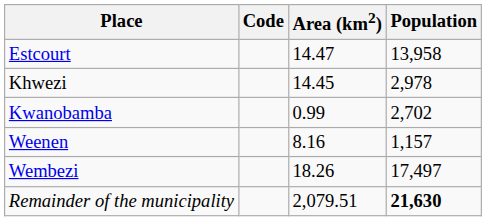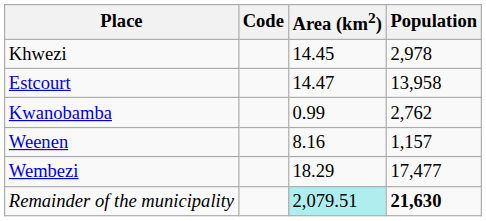rows swapped: (40, 53) <-> (38, 83)
(411, 112) 2,702 -> (411, 112) 2,762
(313, 171) 18.26 -> (313, 171) 18.29
(416, 171) 17,497 -> (416, 171) 17,477
(325, 200) no background -> (325, 200) paleturquoise background
